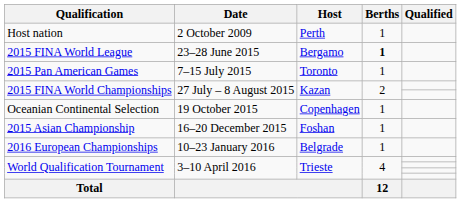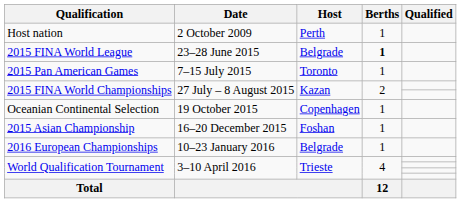(322, 52) Bergamo -> (321, 52) Belgrade
